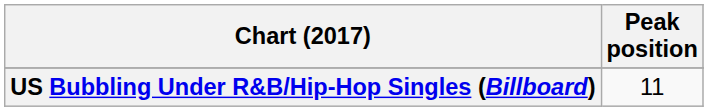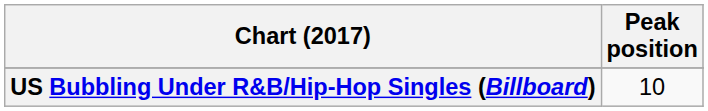(652, 86) 11 -> (652, 86) 10
